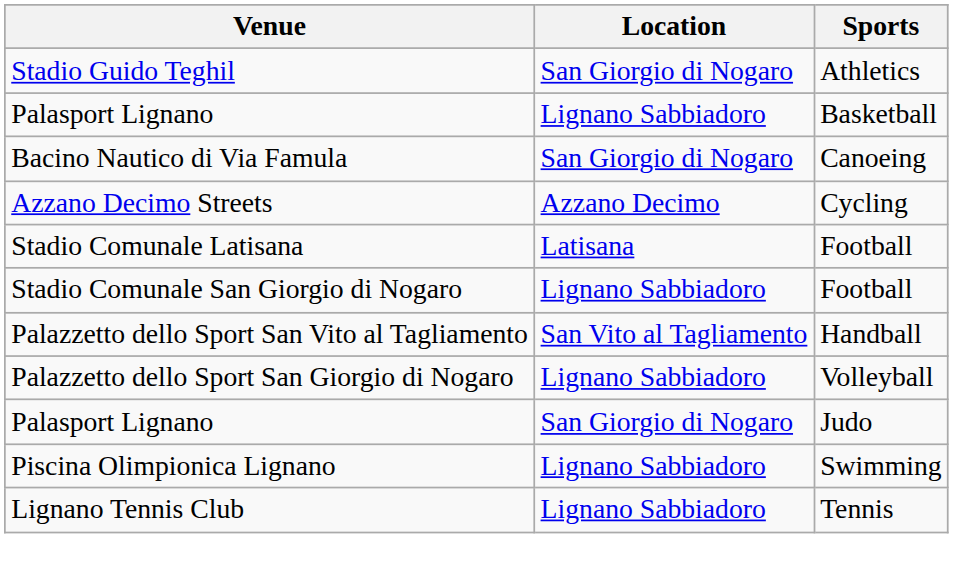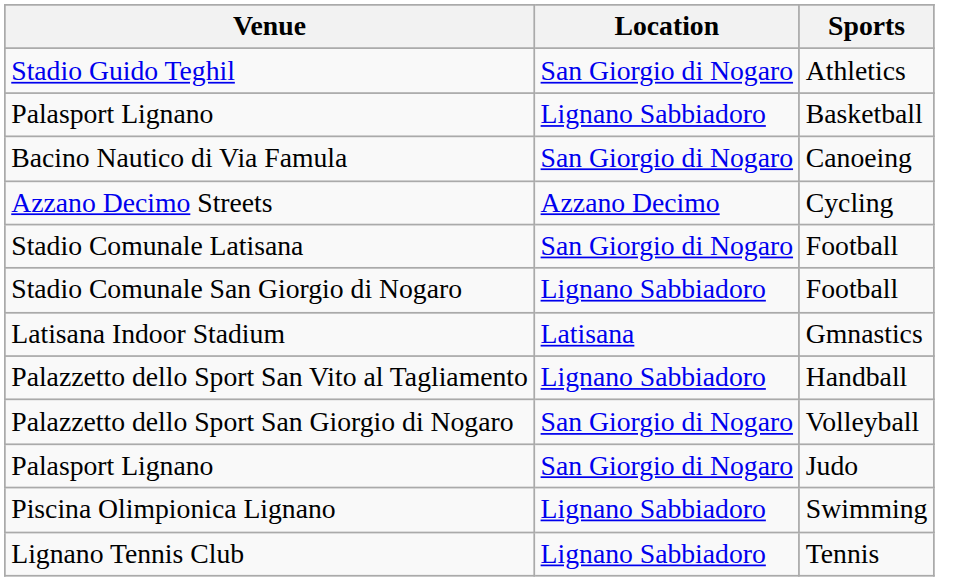(587, 245) Latisana -> (667, 245) San Giorgio di Nogaro
+ row: (148, 333)
(674, 333) San Vito al Tagliamento -> (653, 377) Lignano Sabbiadoro
(653, 377) Lignano Sabbiadoro -> (667, 421) San Giorgio di Nogaro
